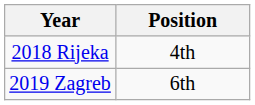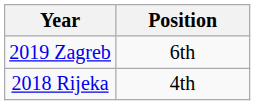rows swapped: (60, 52) <-> (60, 83)
